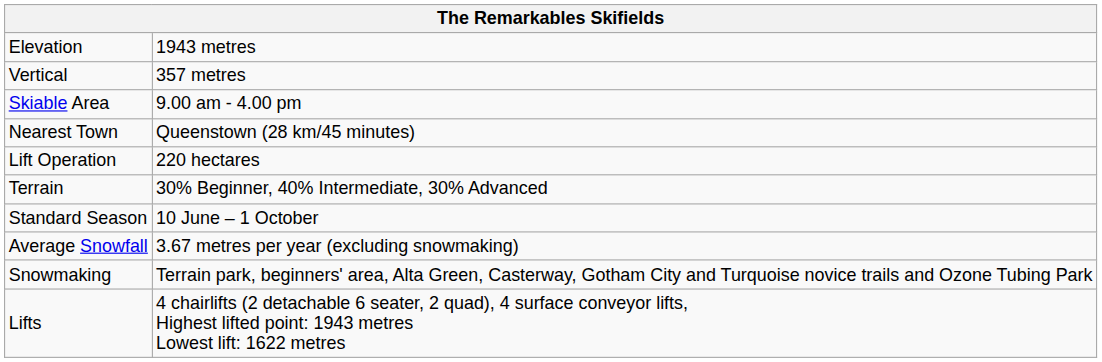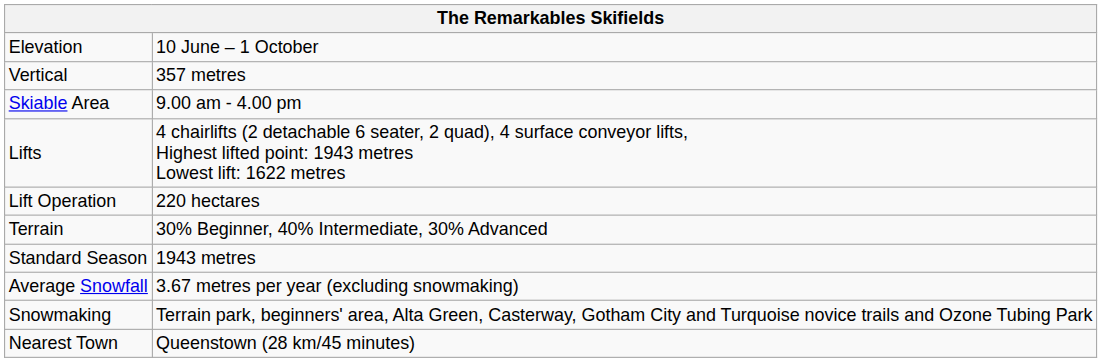(206, 47) 1943 metres -> (237, 47) 10 June – 1 October
rows swapped: (25, 323) <-> (63, 132)
(237, 217) 10 June – 1 October -> (206, 257) 1943 metres
